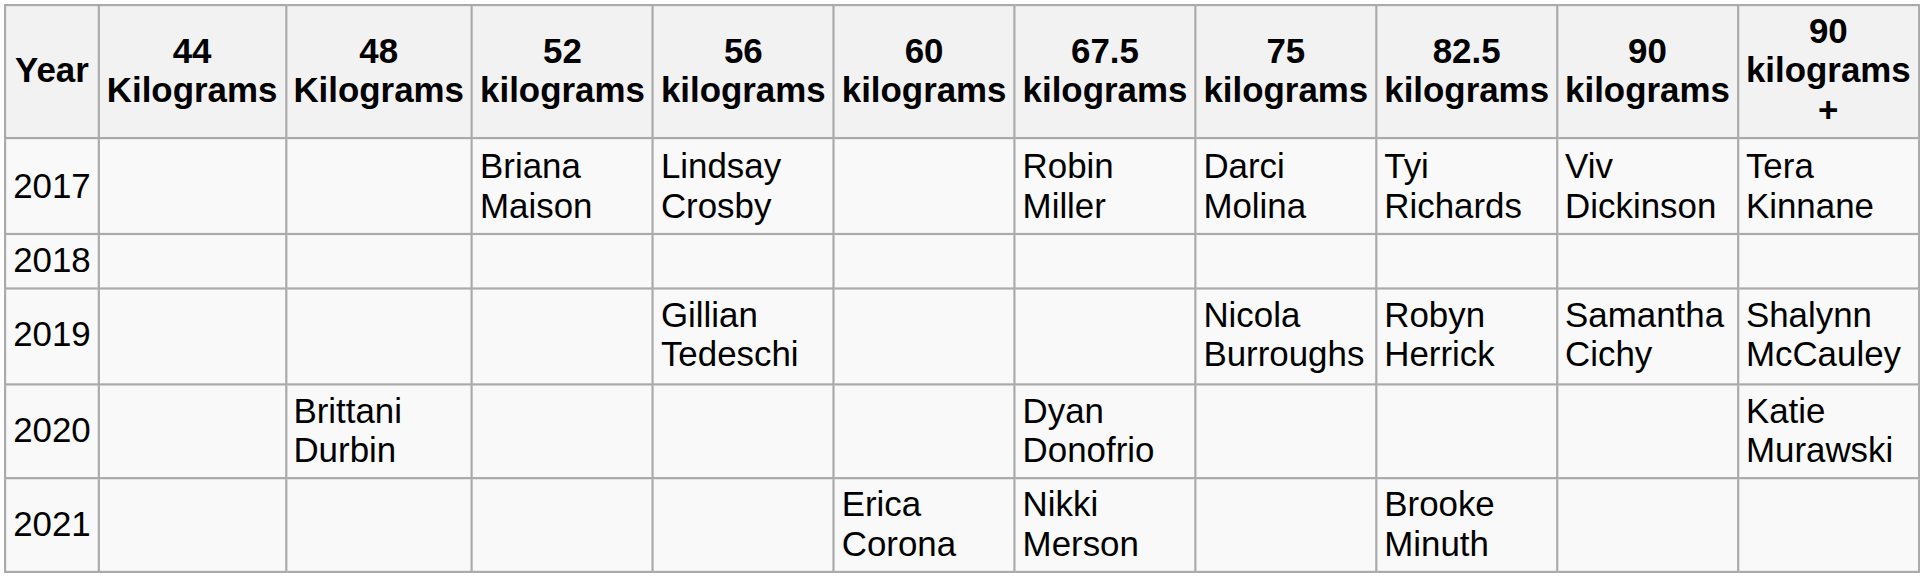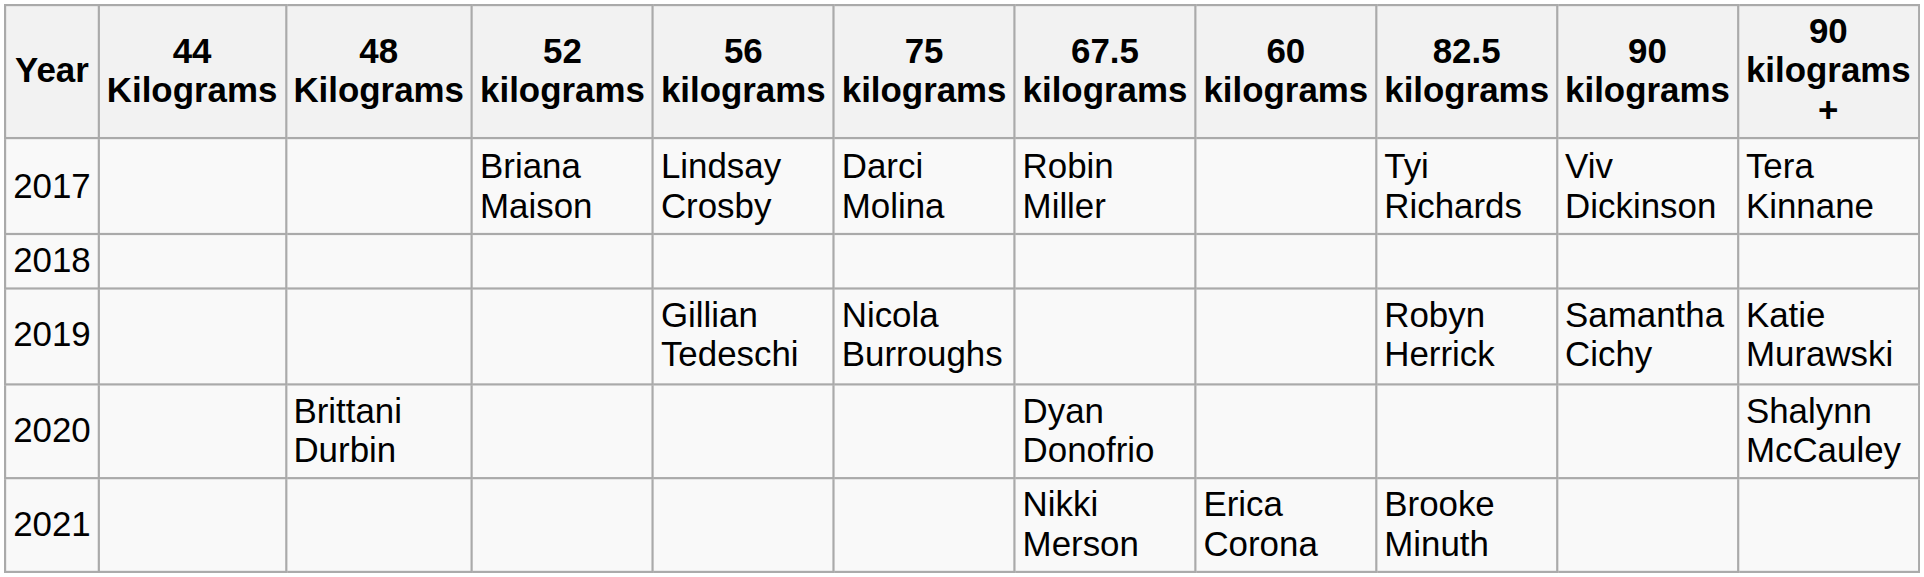columns swapped: (924, 71) <-> (1286, 71)
(1823, 335) Shalynn McCauley -> (1820, 335) Katie Murawski
(1820, 430) Katie Murawski -> (1823, 430) Shalynn McCauley
